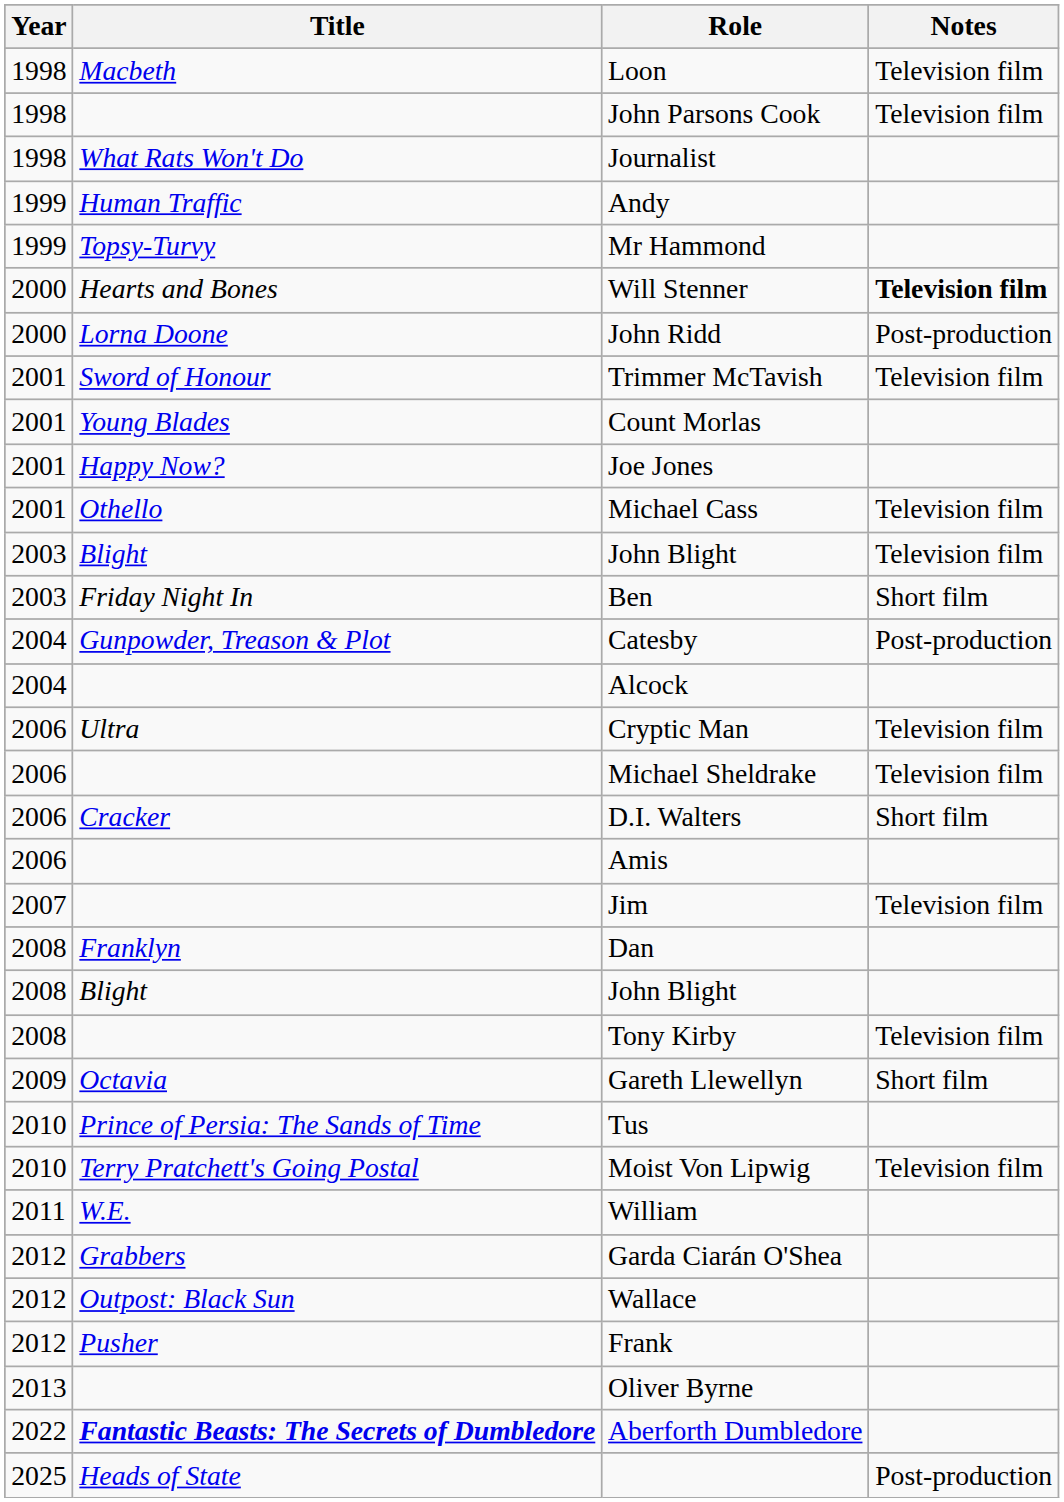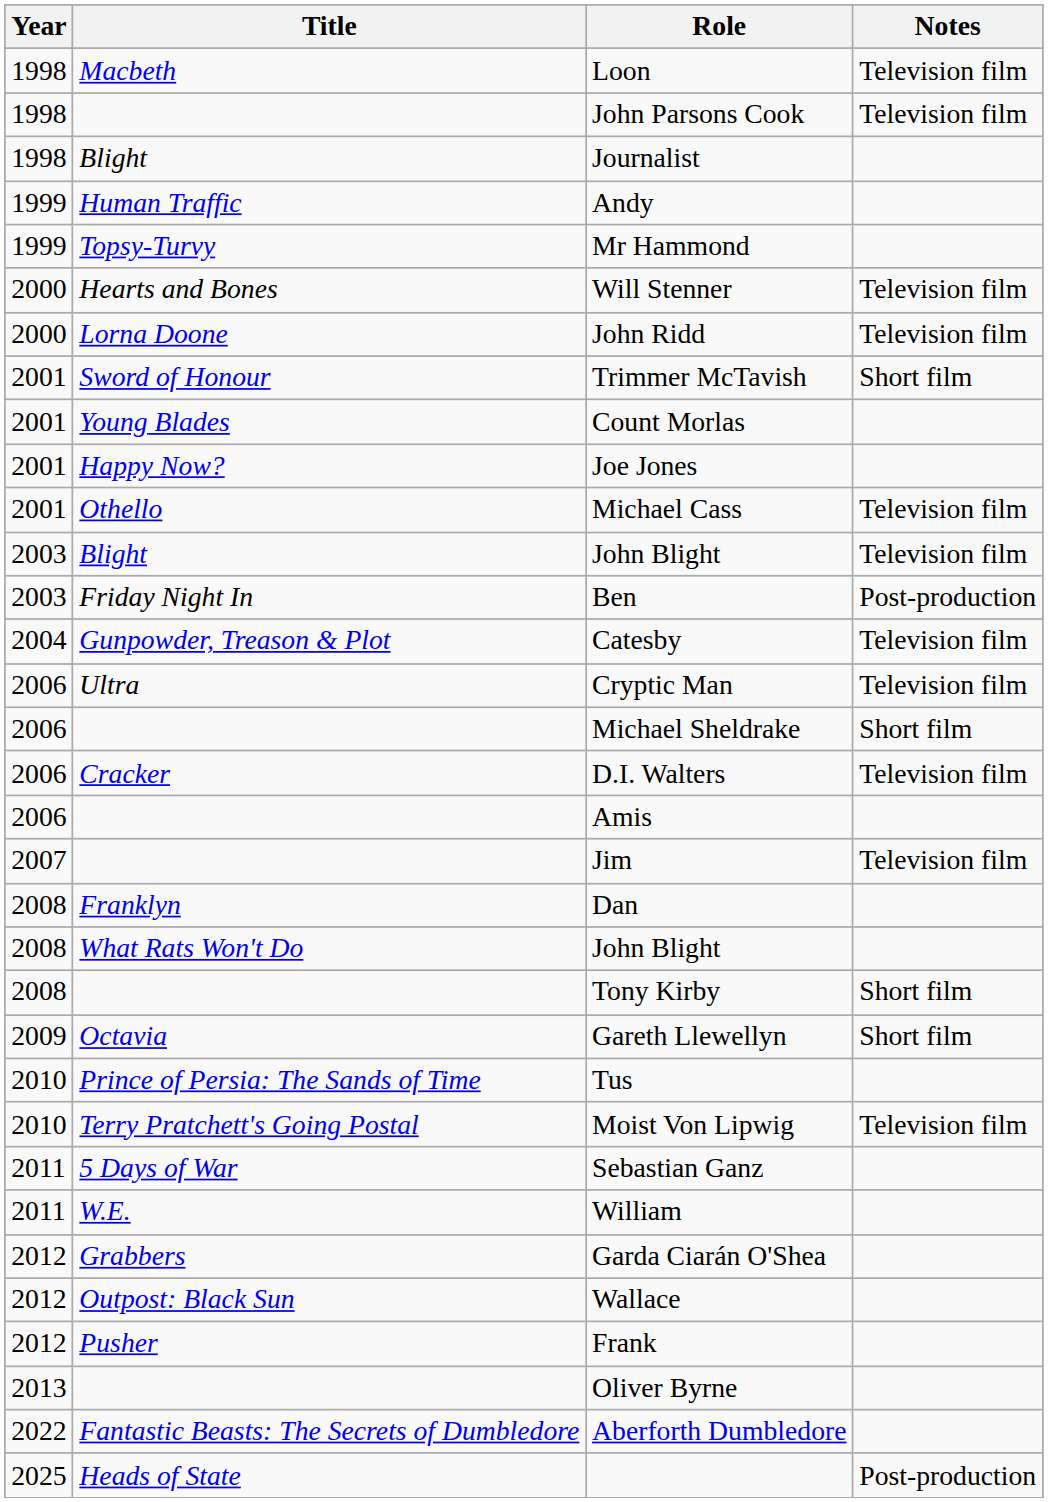(191, 158) What Rats Won't Do -> (113, 158) Blight
(961, 289) bold -> (943, 289) normal
(964, 333) Post-production -> (943, 333) Television film
(959, 377) Television film -> (916, 377) Short film
(932, 597) Short film -> (948, 597) Post-production
(964, 641) Post-production -> (943, 641) Television film
- row: (39, 684)
(959, 772) Television film -> (916, 728) Short film
(932, 816) Short film -> (943, 772) Television film
(113, 992) Blight -> (191, 948) What Rats Won't Do
(959, 1036) Television film -> (916, 992) Short film
+ row: (38, 1167)
(337, 1431) bold -> (329, 1431) normal
